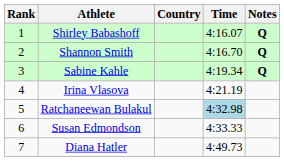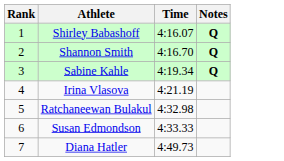- column: (179, 14)
(224, 109) lightblue background -> (175, 109) no background
